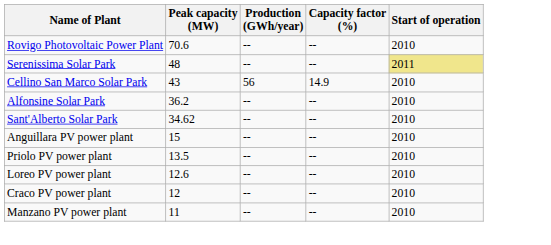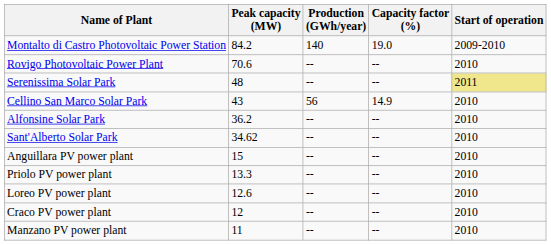+ row: (117, 45)
(179, 156) 13.5 -> (242, 175) 13.3
